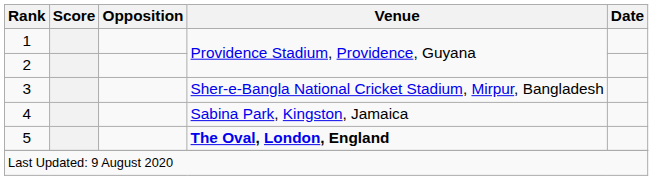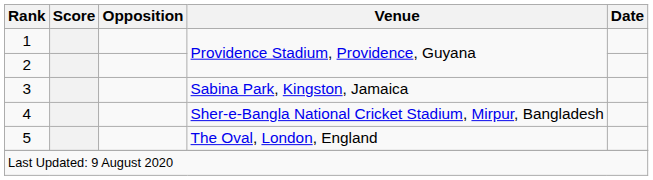(397, 89) Sher-e-Bangla National Cricket Stadium, Mirpur, Bangladesh -> (299, 89) Sabina Park, Kingston, Jamaica
(299, 114) Sabina Park, Kingston, Jamaica -> (397, 114) Sher-e-Bangla National Cricket Stadium, Mirpur, Bangladesh
(290, 138) bold -> (284, 138) normal
